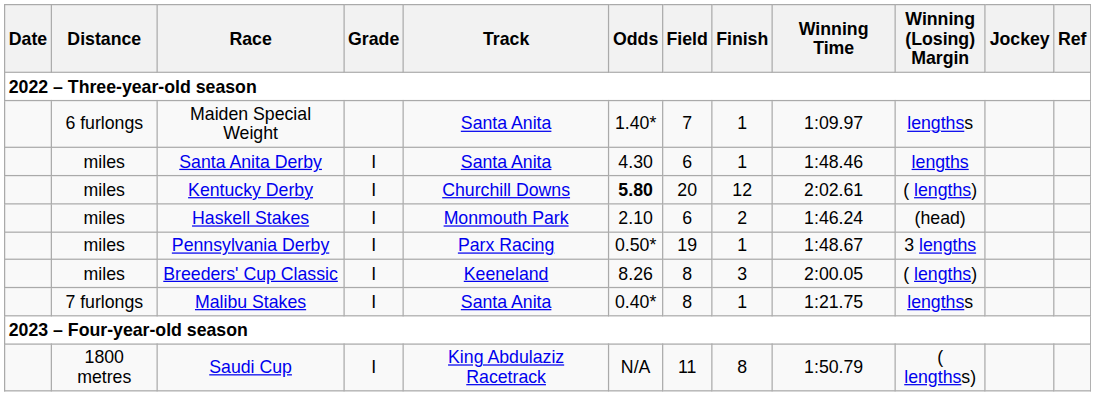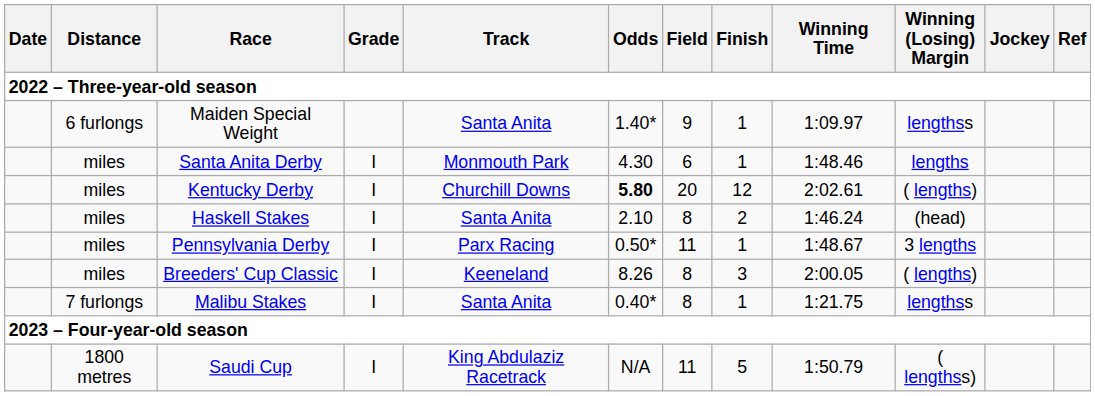(687, 124) 7 -> (687, 124) 9
(506, 162) Santa Anita -> (506, 162) Monmouth Park
(506, 218) Monmouth Park -> (506, 218) Santa Anita
(687, 218) 6 -> (687, 218) 8
(687, 246) 19 -> (687, 246) 11
(742, 368) 8 -> (742, 368) 5
